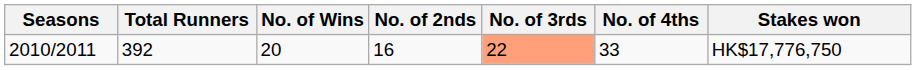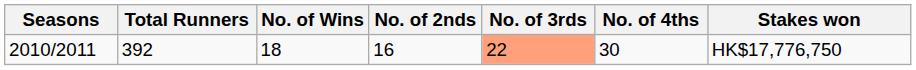(271, 49) 20 -> (271, 49) 18
(609, 49) 33 -> (609, 49) 30
